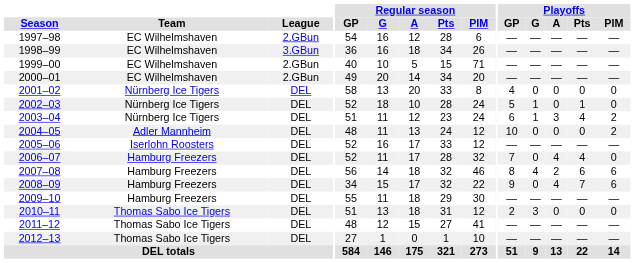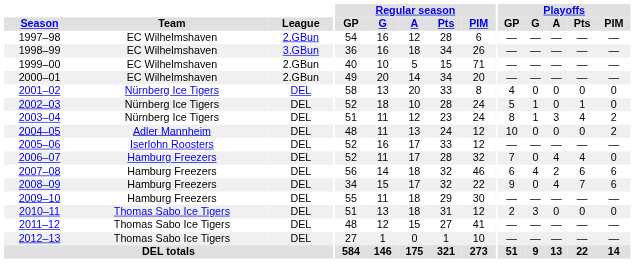(512, 118) 6 -> (512, 118) 8
(512, 171) 8 -> (512, 171) 6
